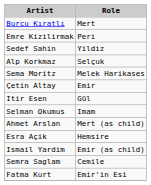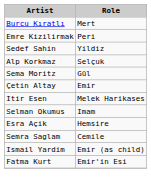(111, 73) Melek Harikases -> (84, 73) Gül
(84, 98) Gül -> (111, 98) Melek Harikases
- row: (33, 124)
rows swapped: (33, 161) <-> (35, 149)
